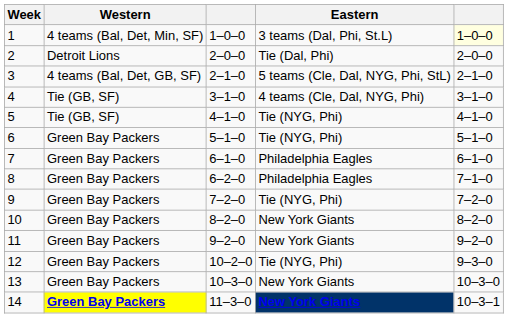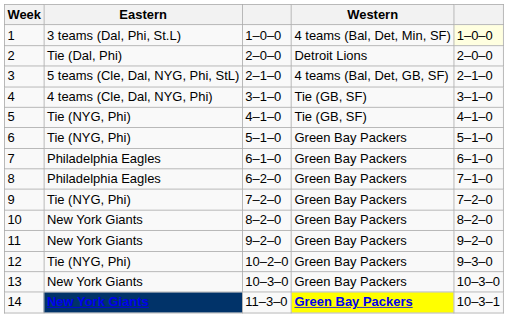columns swapped: (125, 14) <-> (355, 14)
